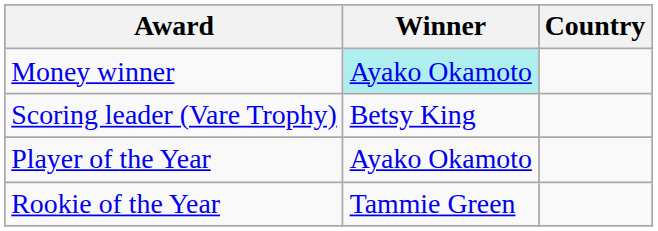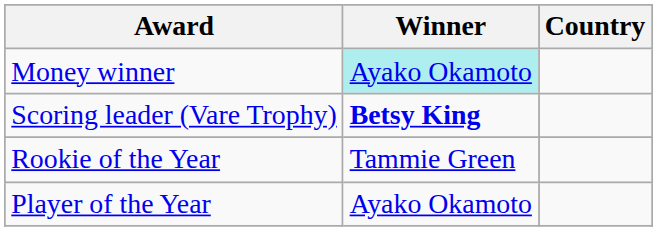(413, 114) normal -> (415, 114) bold
rows swapped: (111, 159) <-> (116, 203)
